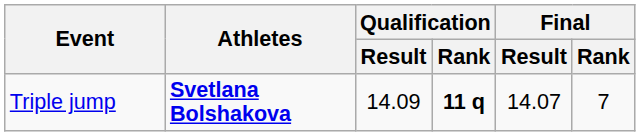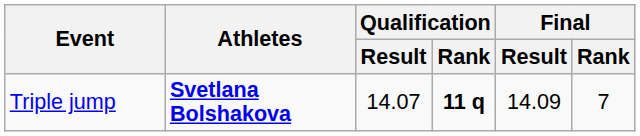(394, 102) 14.09 -> (394, 102) 14.07
(534, 102) 14.07 -> (534, 102) 14.09
